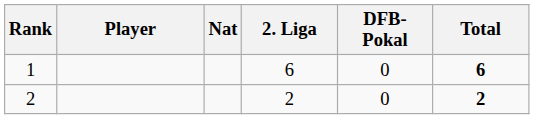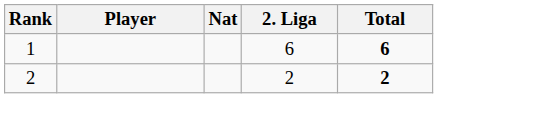- column: (385, 29)
